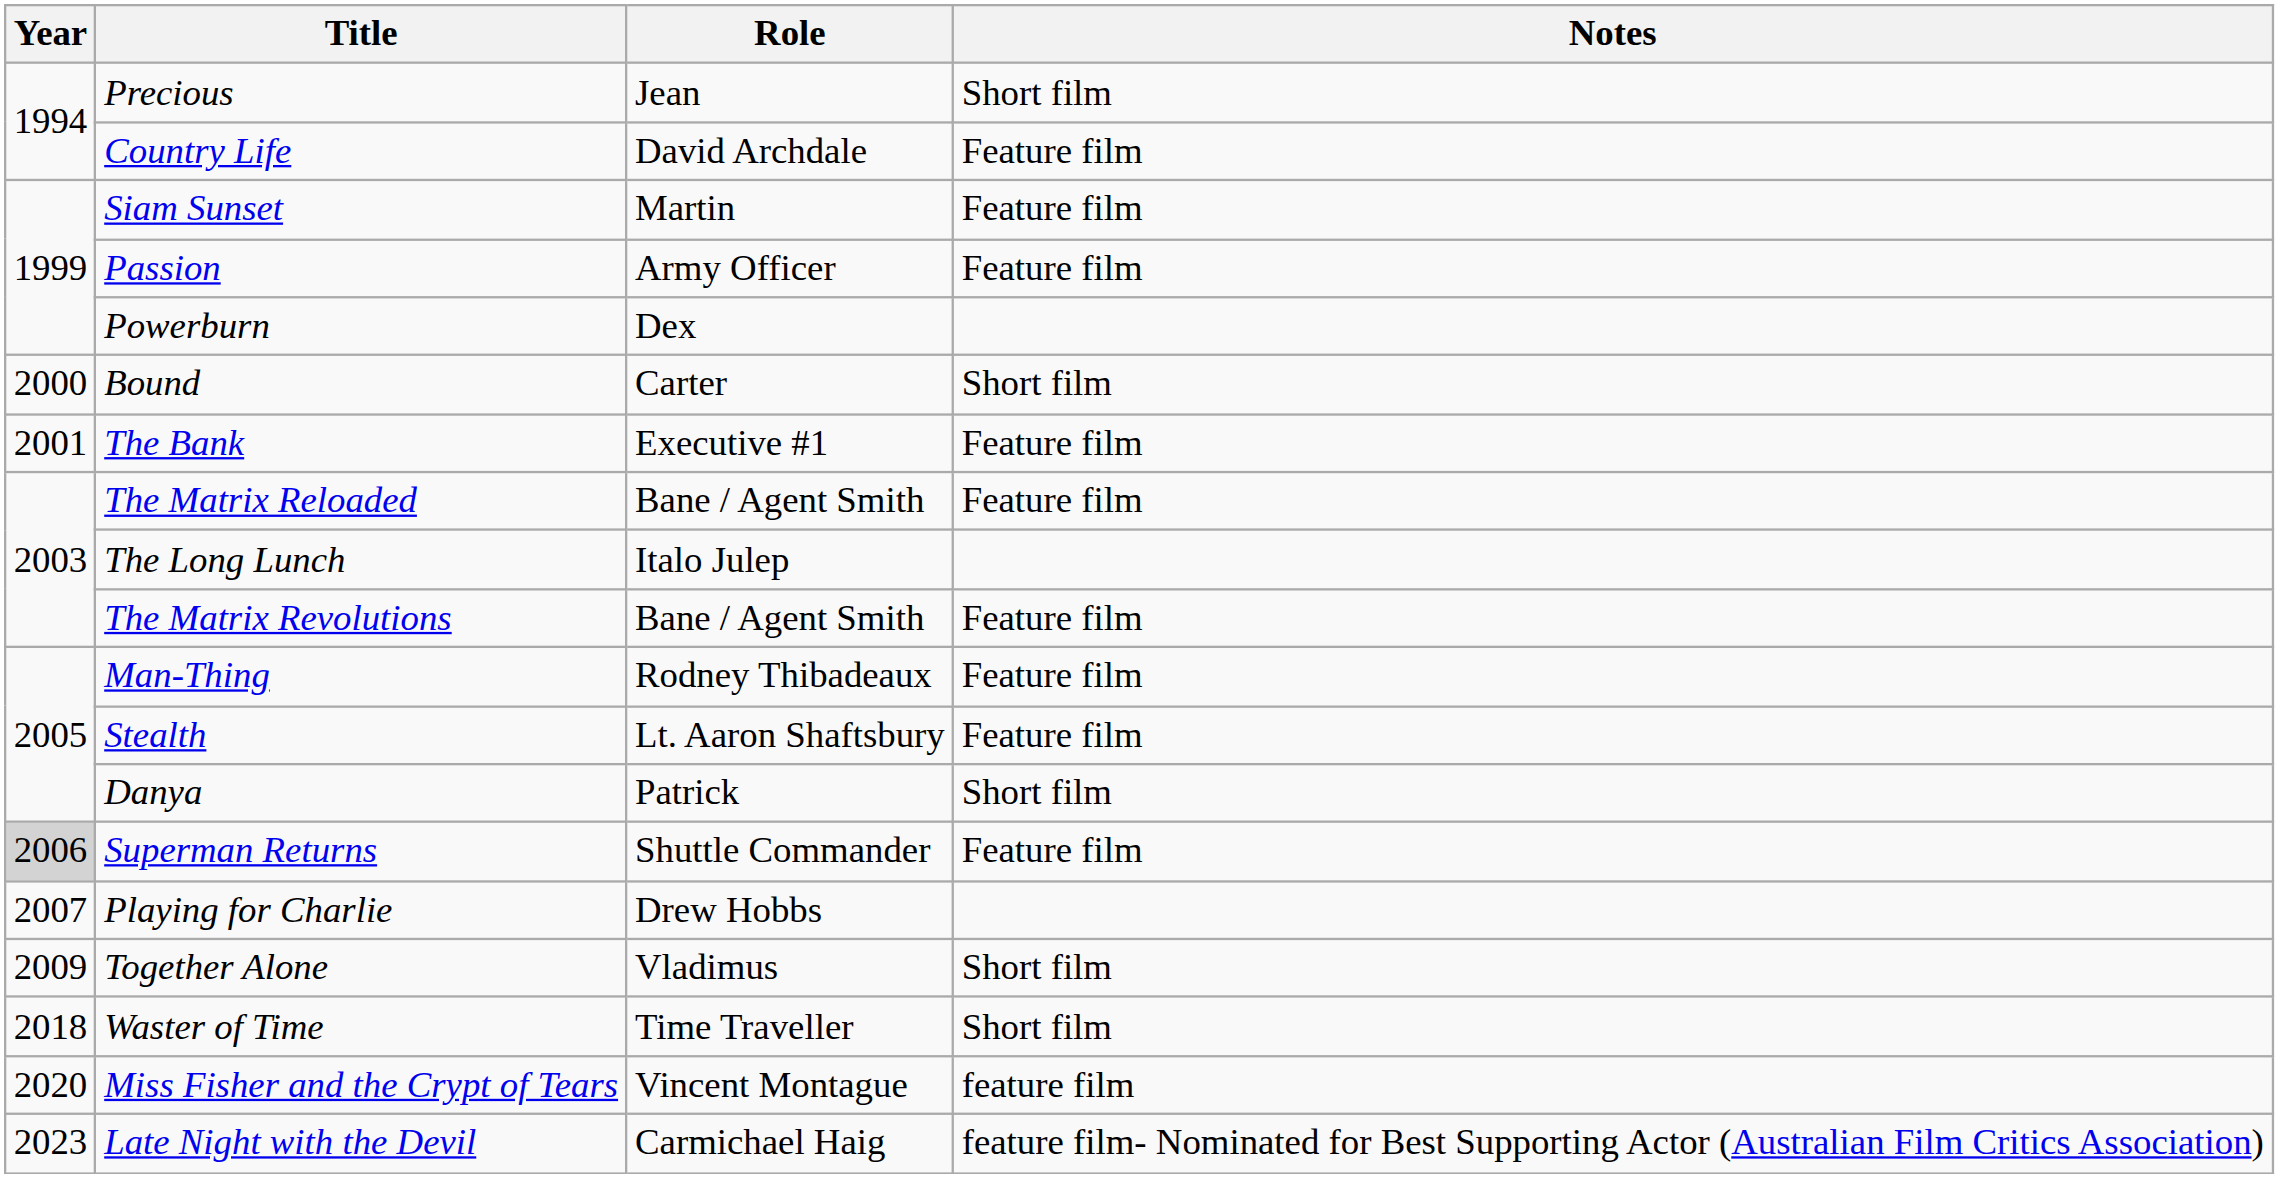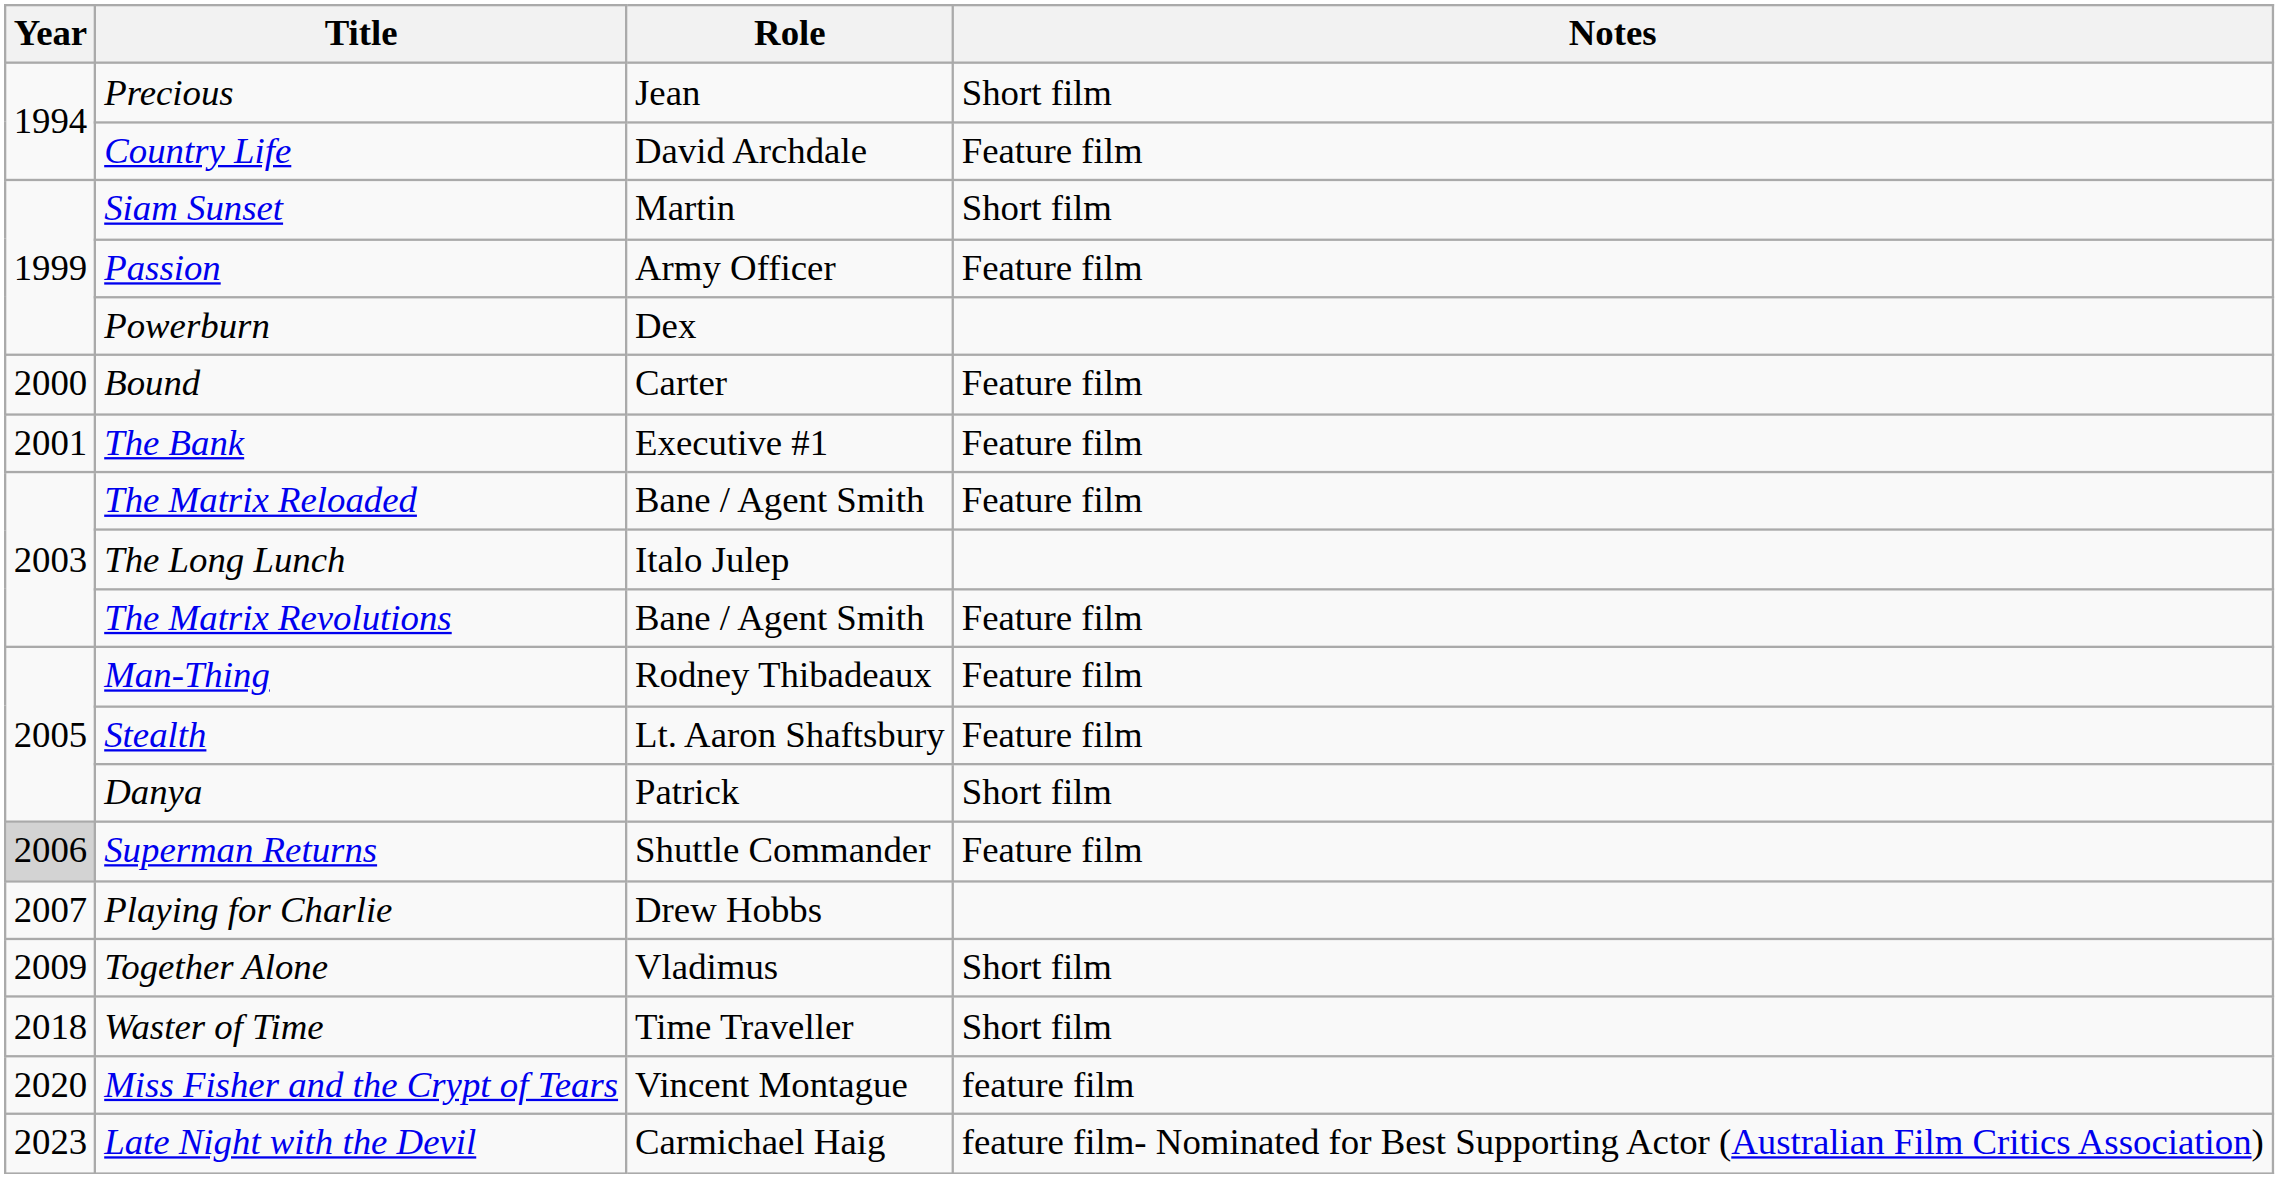(1052, 208) Feature film -> (1037, 208) Short film
(1037, 383) Short film -> (1052, 383) Feature film
